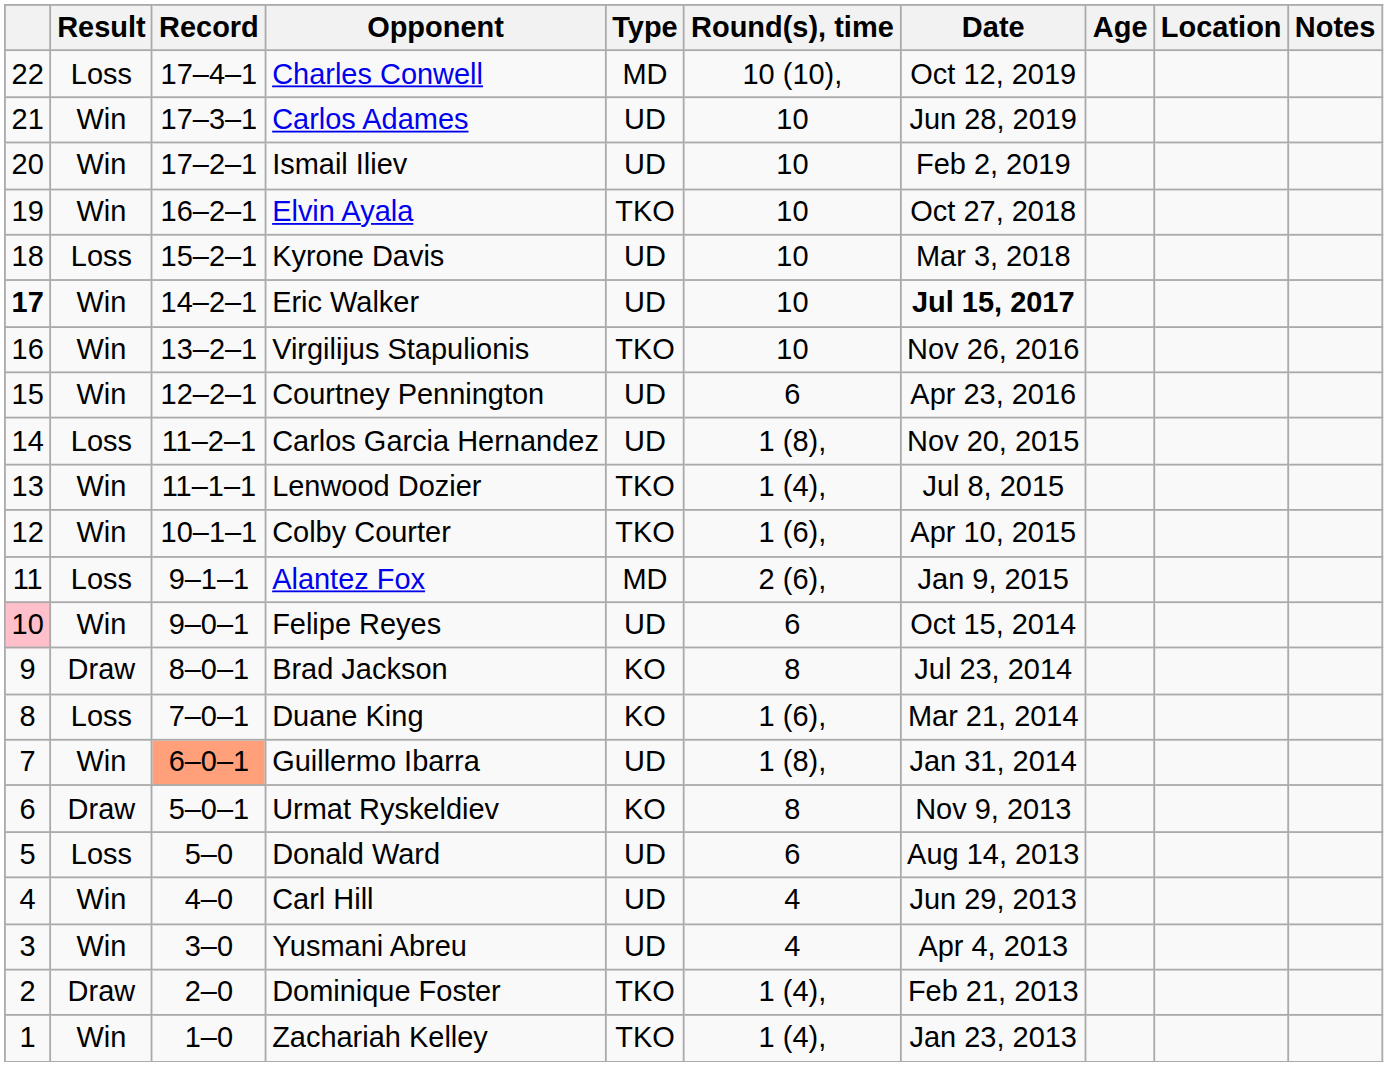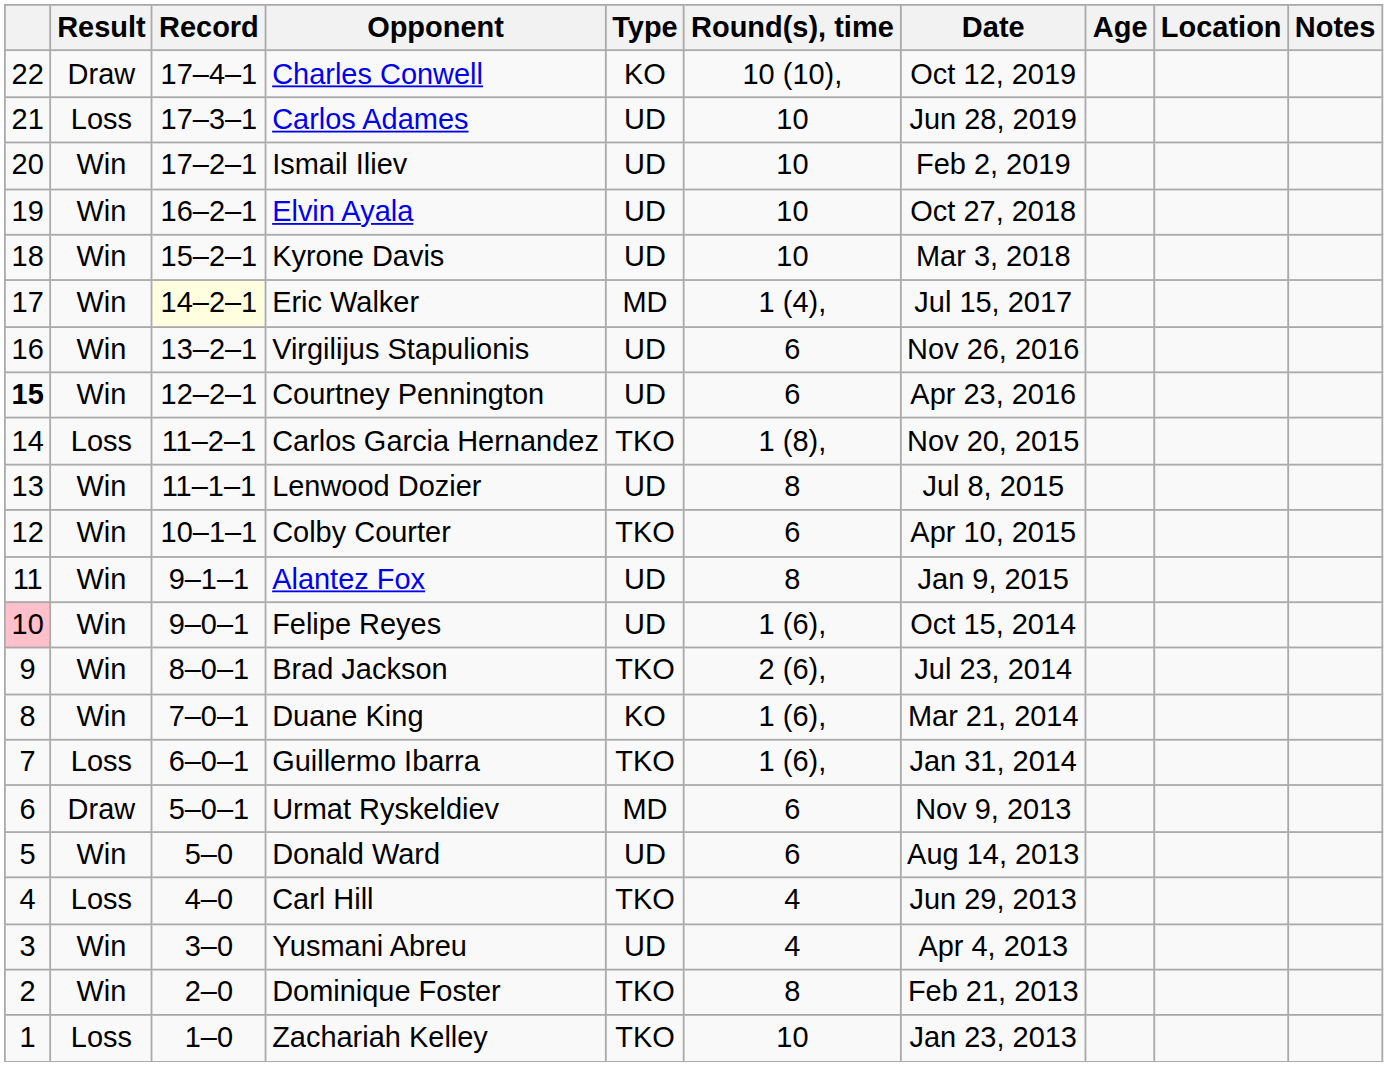(101, 73) Loss -> (101, 73) Draw
(645, 73) MD -> (645, 73) KO
(101, 119) Win -> (101, 119) Loss
(645, 211) TKO -> (645, 211) UD
(101, 257) Loss -> (101, 257) Win
(28, 303) bold -> (28, 303) normal
(209, 303) no background -> (209, 303) lightyellow background
(645, 303) UD -> (645, 303) MD
(792, 303) 10 -> (792, 303) 1 (4),
(993, 303) bold -> (993, 303) normal
(645, 348) TKO -> (645, 348) UD
(792, 348) 10 -> (792, 348) 6
(28, 394) normal -> (28, 394) bold
(645, 440) UD -> (645, 440) TKO
(645, 486) TKO -> (645, 486) UD
(792, 486) 1 (4), -> (792, 486) 8
(792, 532) 1 (6), -> (792, 532) 6
(101, 578) Loss -> (101, 578) Win
(645, 578) MD -> (645, 578) UD
(792, 578) 2 (6), -> (792, 578) 8
(792, 624) 6 -> (792, 624) 1 (6),
(101, 670) Draw -> (101, 670) Win
(645, 670) KO -> (645, 670) TKO
(792, 670) 8 -> (792, 670) 2 (6),
(101, 716) Loss -> (101, 716) Win
(101, 762) Win -> (101, 762) Loss
(209, 762) lightsalmon background -> (209, 762) no background
(645, 762) UD -> (645, 762) TKO
(792, 762) 1 (8), -> (792, 762) 1 (6),
(645, 808) KO -> (645, 808) MD
(792, 808) 8 -> (792, 808) 6
(101, 854) Loss -> (101, 854) Win
(101, 900) Win -> (101, 900) Loss
(645, 900) UD -> (645, 900) TKO
(101, 991) Draw -> (101, 991) Win
(792, 991) 1 (4), -> (792, 991) 8
(101, 1037) Win -> (101, 1037) Loss
(792, 1037) 1 (4), -> (792, 1037) 10
